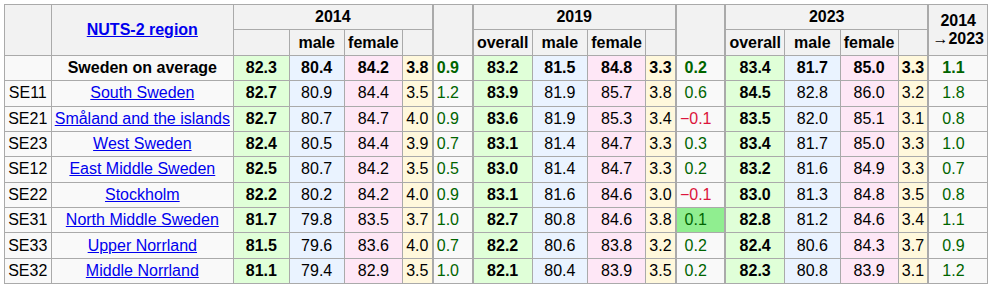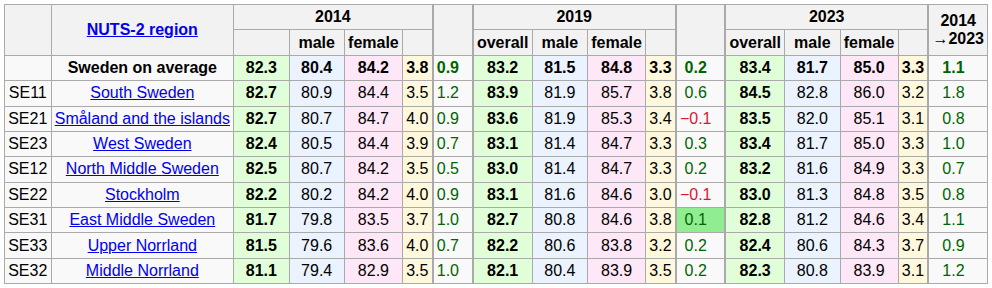(142, 169) East Middle Sweden -> (142, 169) North Middle Sweden
(142, 220) North Middle Sweden -> (142, 220) East Middle Sweden
